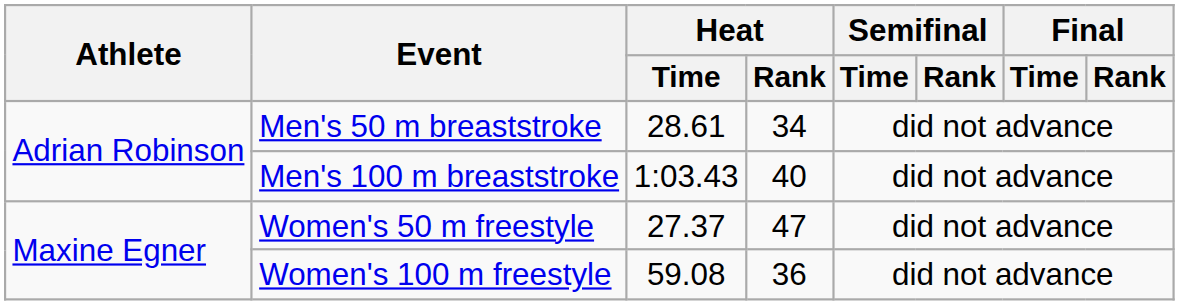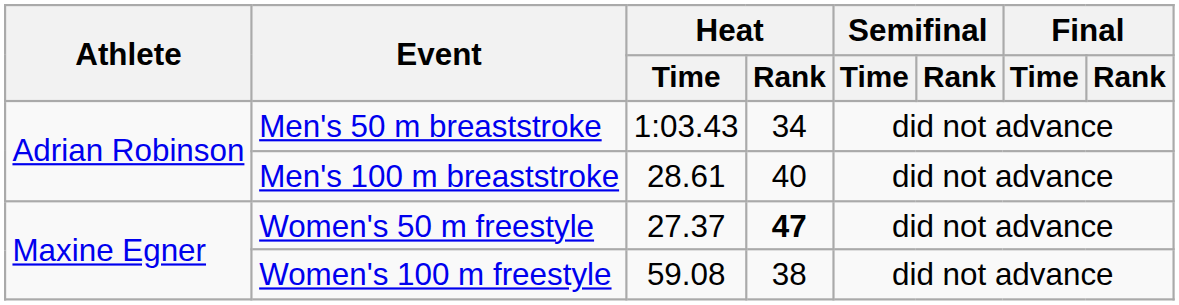(686, 127) 28.61 -> (686, 127) 1:03.43
(686, 176) 1:03.43 -> (686, 176) 28.61
(789, 226) normal -> (789, 226) bold
(789, 275) 36 -> (789, 275) 38
